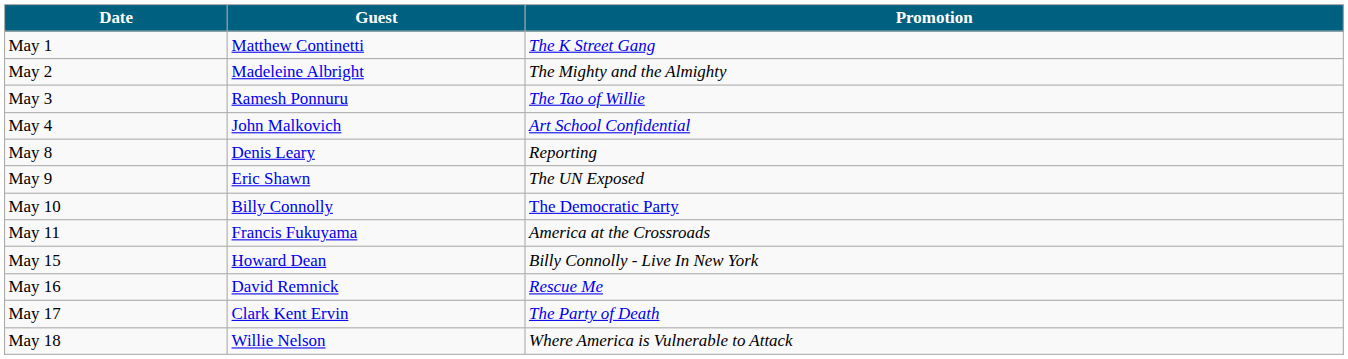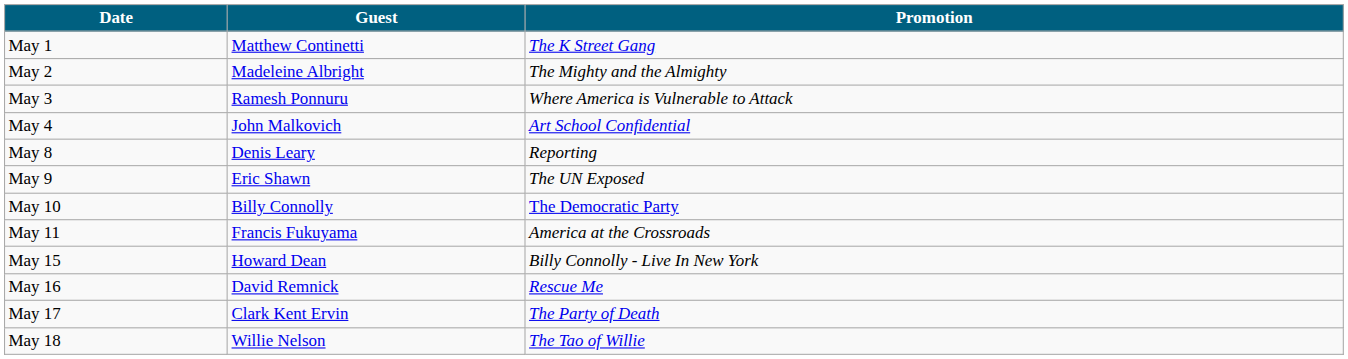(587, 98) The Tao of Willie -> (661, 98) Where America is Vulnerable to Attack
(661, 340) Where America is Vulnerable to Attack -> (587, 340) The Tao of Willie
